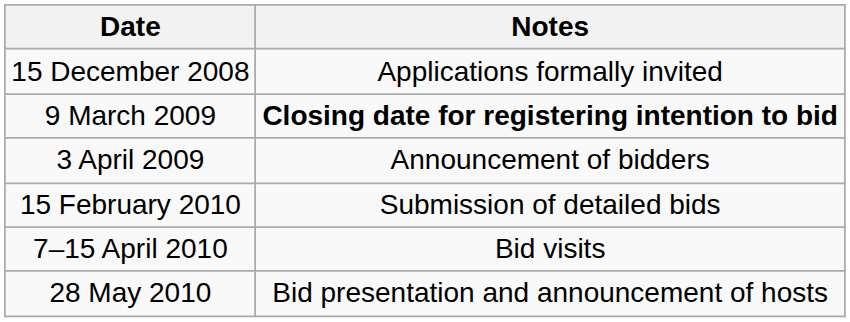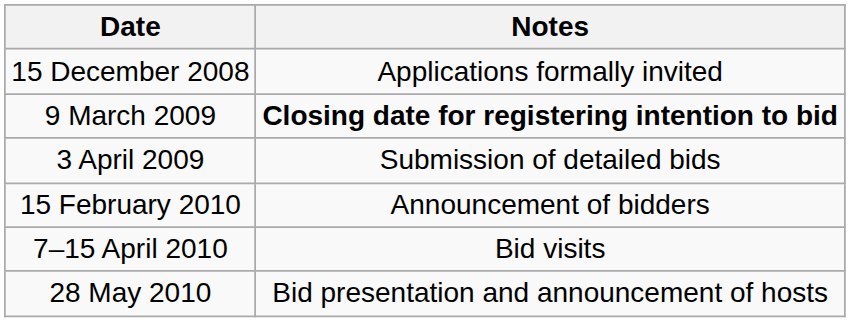(550, 159) Announcement of bidders -> (550, 159) Submission of detailed bids
(550, 204) Submission of detailed bids -> (550, 204) Announcement of bidders
